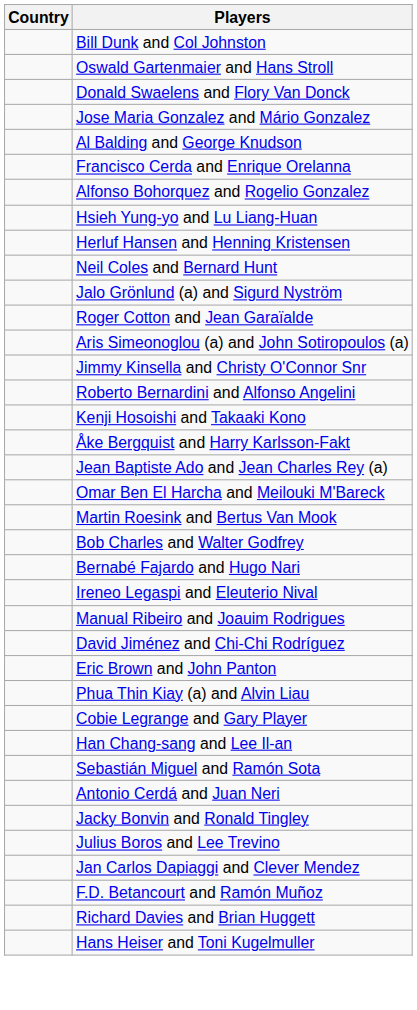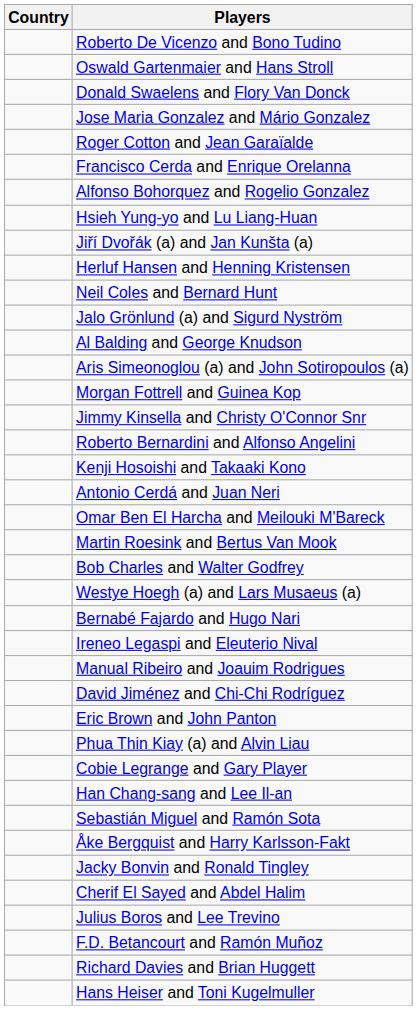+ row: (209, 42)
- row: (171, 42)
rows swapped: (189, 142) <-> (195, 318)
+ row: (195, 242)
+ row: (188, 393)
rows swapped: (178, 793) <-> (213, 443)
- row: (232, 468)
+ row: (219, 593)
+ row: (191, 893)
- row: (218, 868)
